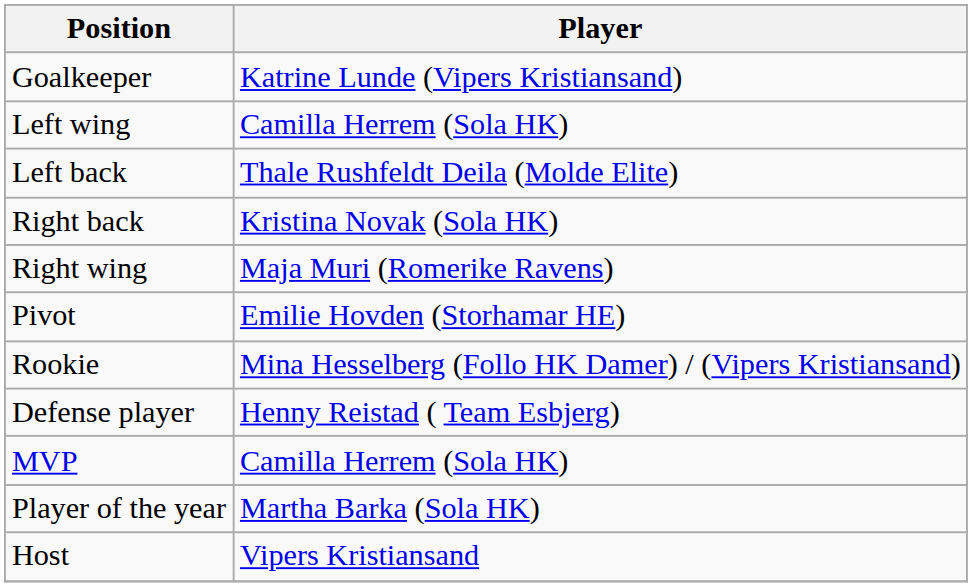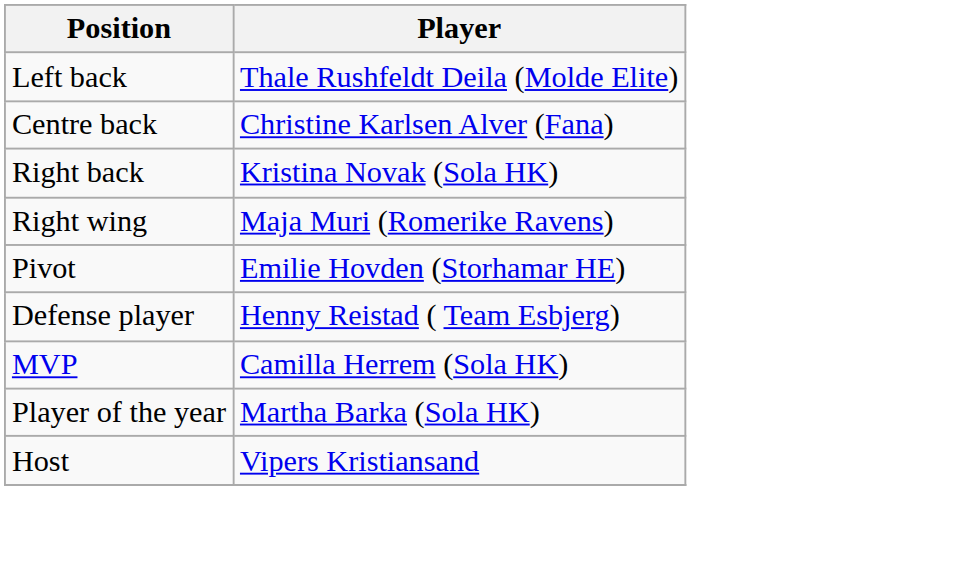- row: (82, 76)
- row: (71, 124)
+ row: (85, 124)
- row: (56, 364)
